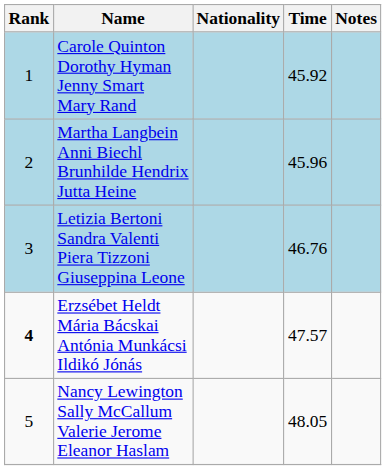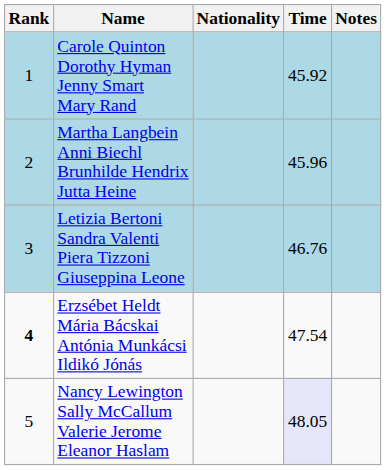(308, 334) 47.57 -> (308, 334) 47.54
(308, 421) no background -> (308, 421) lavender background
